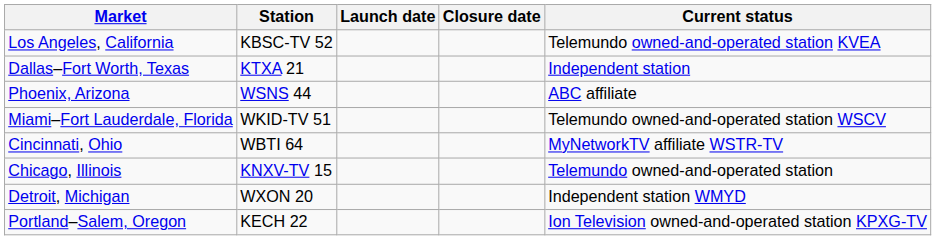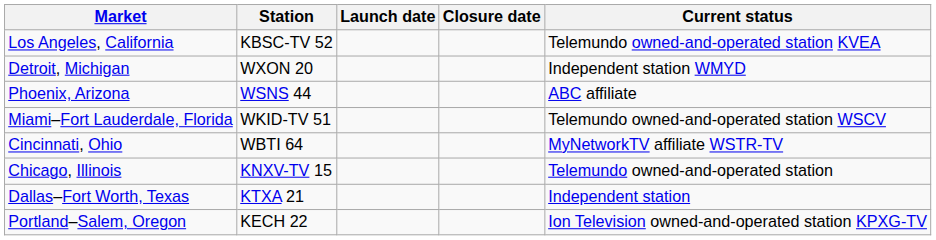rows swapped: (69, 196) <-> (99, 68)
